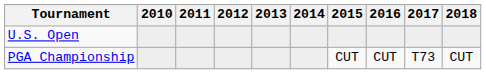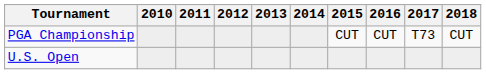rows swapped: (43, 37) <-> (71, 58)
